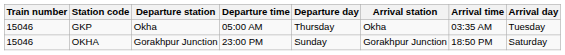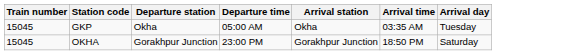- column: (326, 12)
(20, 27) 15046 -> (20, 27) 15045
(20, 42) 15046 -> (20, 42) 15045
